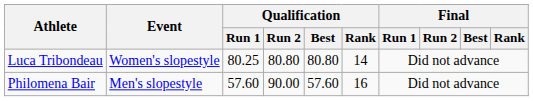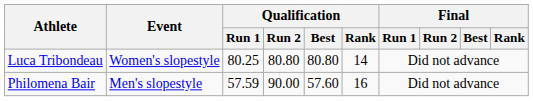(243, 84) 57.60 -> (243, 84) 57.59
